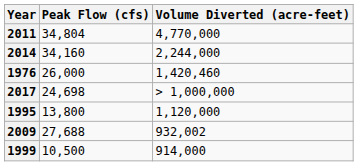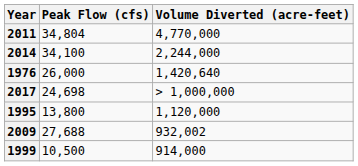(63, 53) 34,160 -> (63, 53) 34,100
(188, 73) 1,420,460 -> (188, 73) 1,420,640
